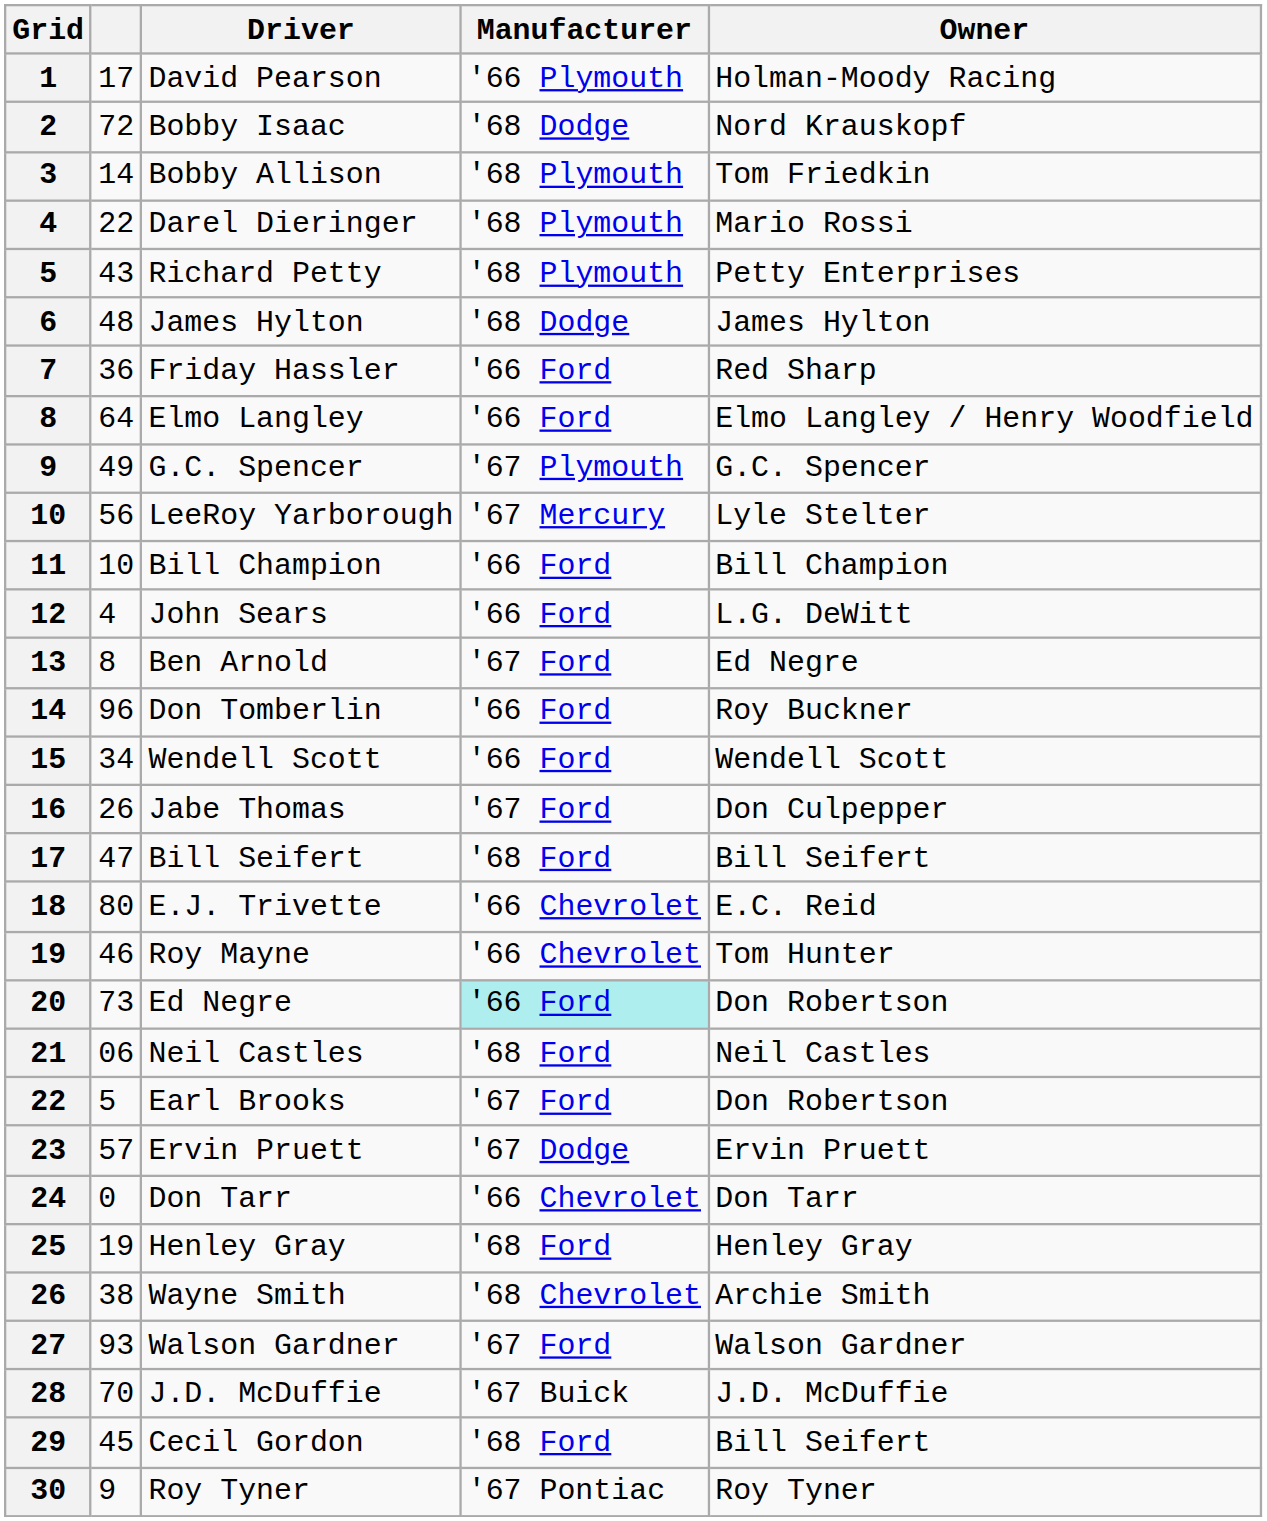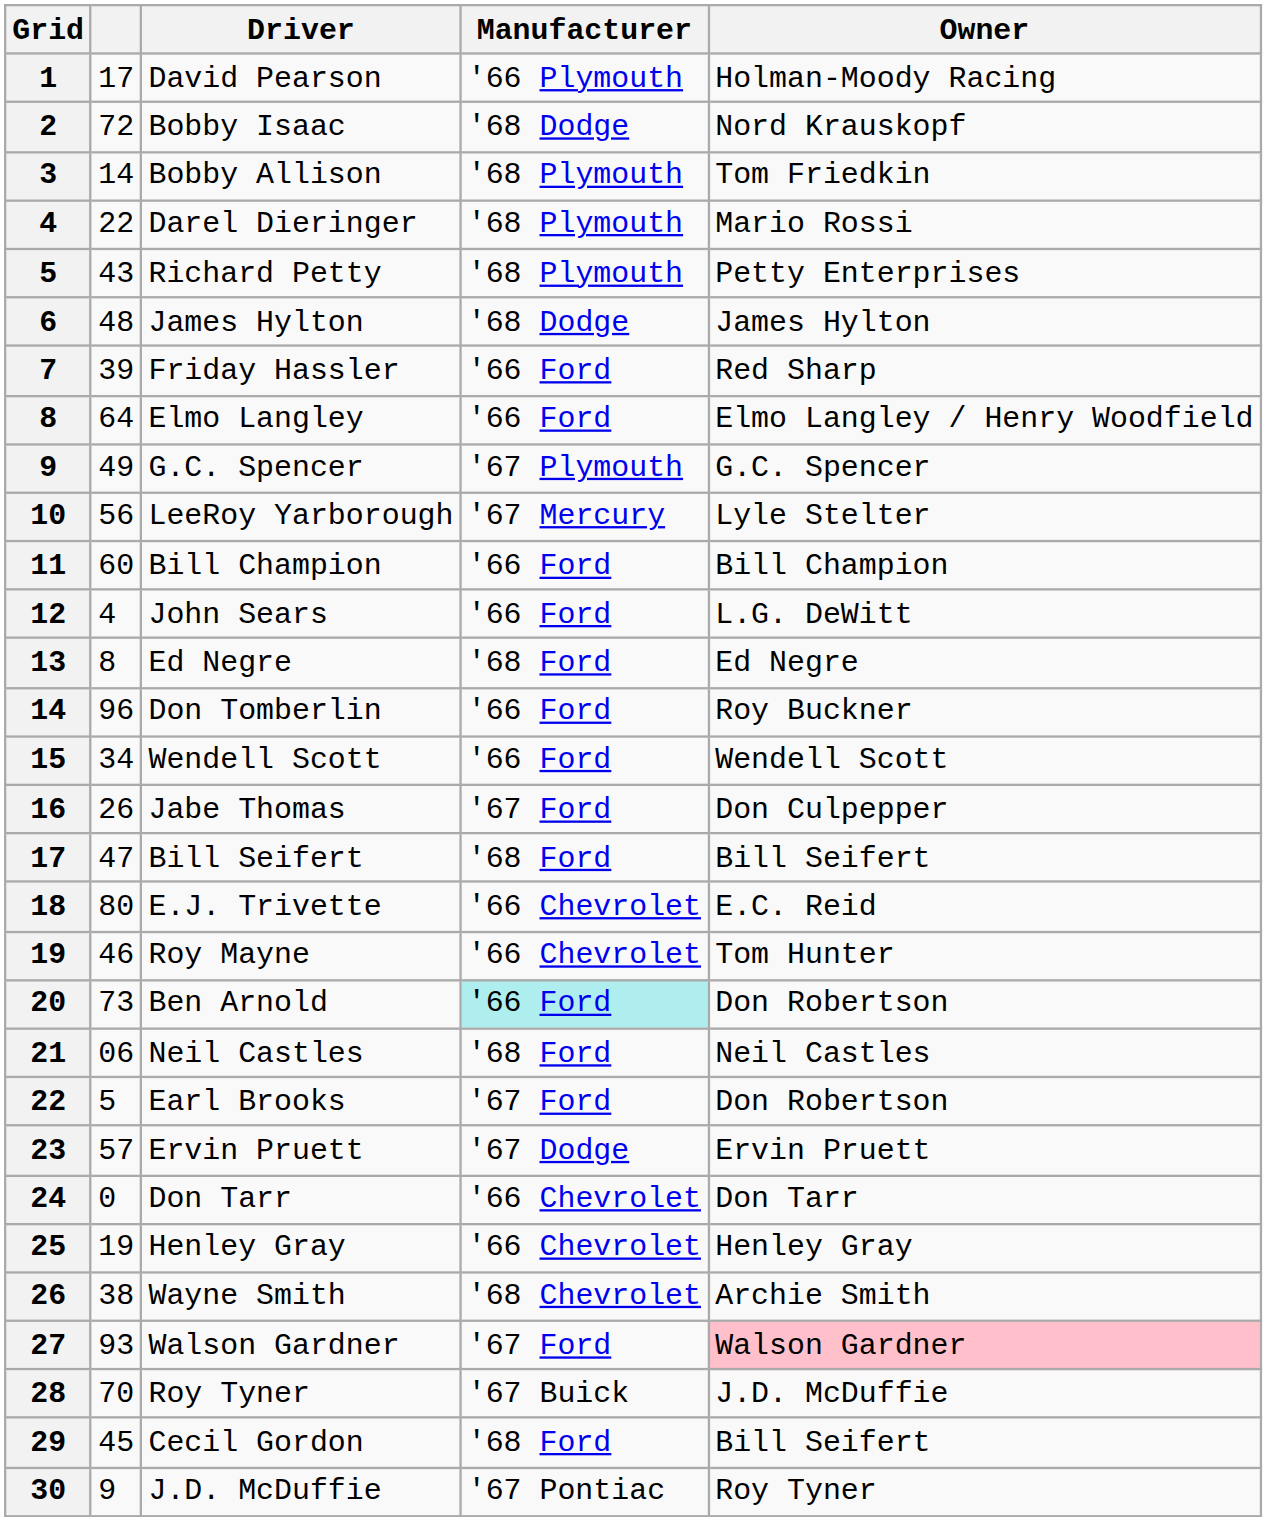(116, 371) 36 -> (116, 371) 39
(116, 566) 10 -> (116, 566) 60
(238, 663) Ben Arnold -> (220, 663) Ed Negre
(540, 663) '67 Ford -> (540, 663) '68 Ford
(220, 1004) Ed Negre -> (238, 1004) Ben Arnold
(540, 1248) '68 Ford -> (584, 1248) '66 Chevrolet
(841, 1345) no background -> (841, 1345) pink background
(265, 1394) J.D. McDuffie -> (229, 1394) Roy Tyner
(229, 1491) Roy Tyner -> (265, 1491) J.D. McDuffie
